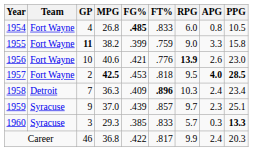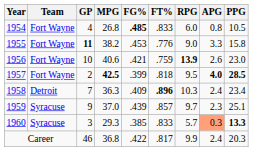(138, 44) .399 -> (138, 44) .453
(164, 44) .759 -> (164, 44) .776
(164, 59) .776 -> (164, 59) .759
(138, 75) .453 -> (138, 75) .399
(216, 123) no background -> (216, 123) lightsalmon background
